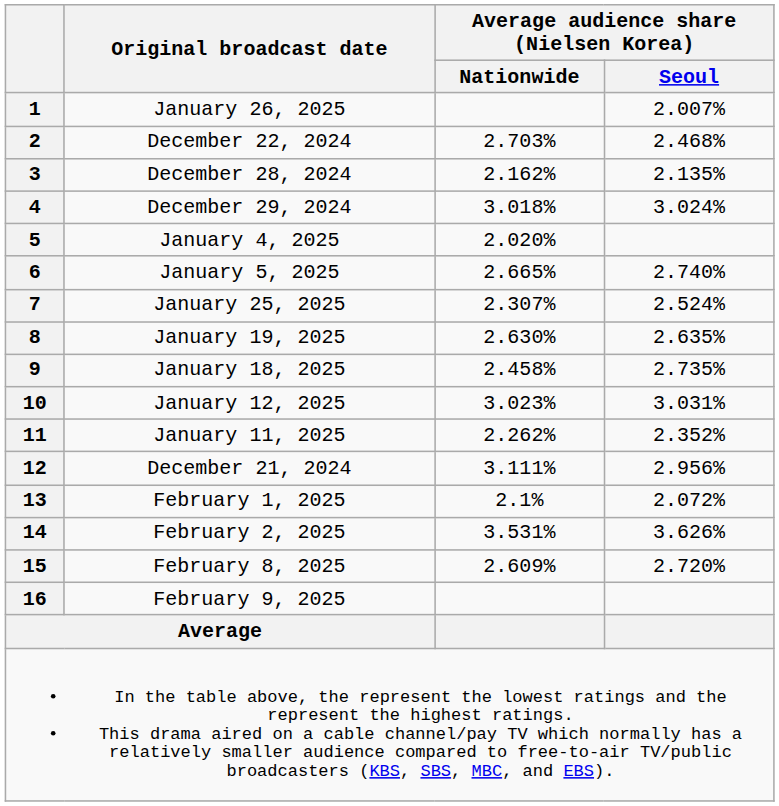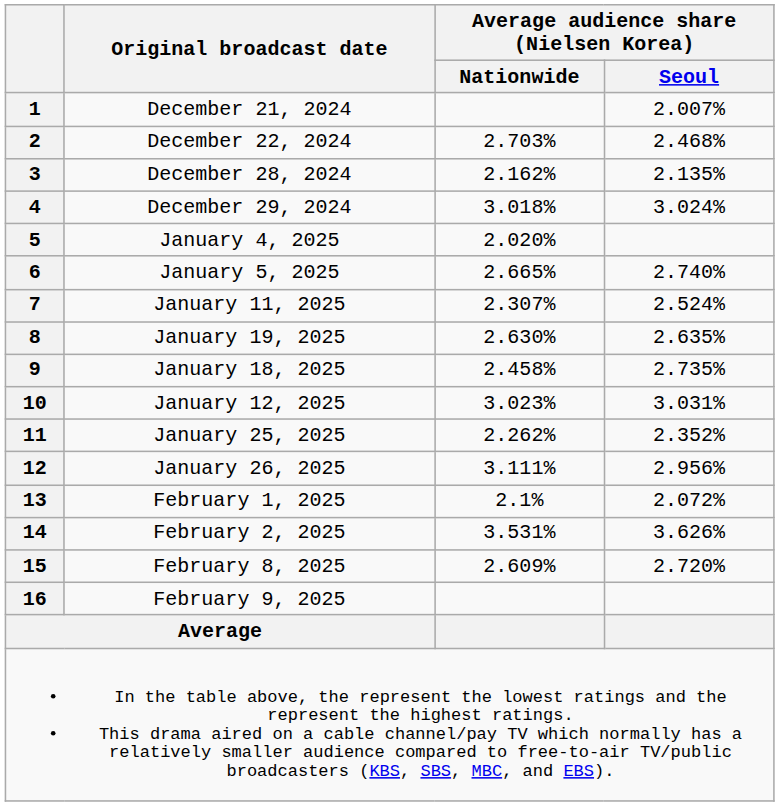(249, 109) January 26, 2025 -> (249, 109) December 21, 2024
(249, 305) January 25, 2025 -> (249, 305) January 11, 2025
(249, 436) January 11, 2025 -> (249, 436) January 25, 2025
(249, 468) December 21, 2024 -> (249, 468) January 26, 2025
